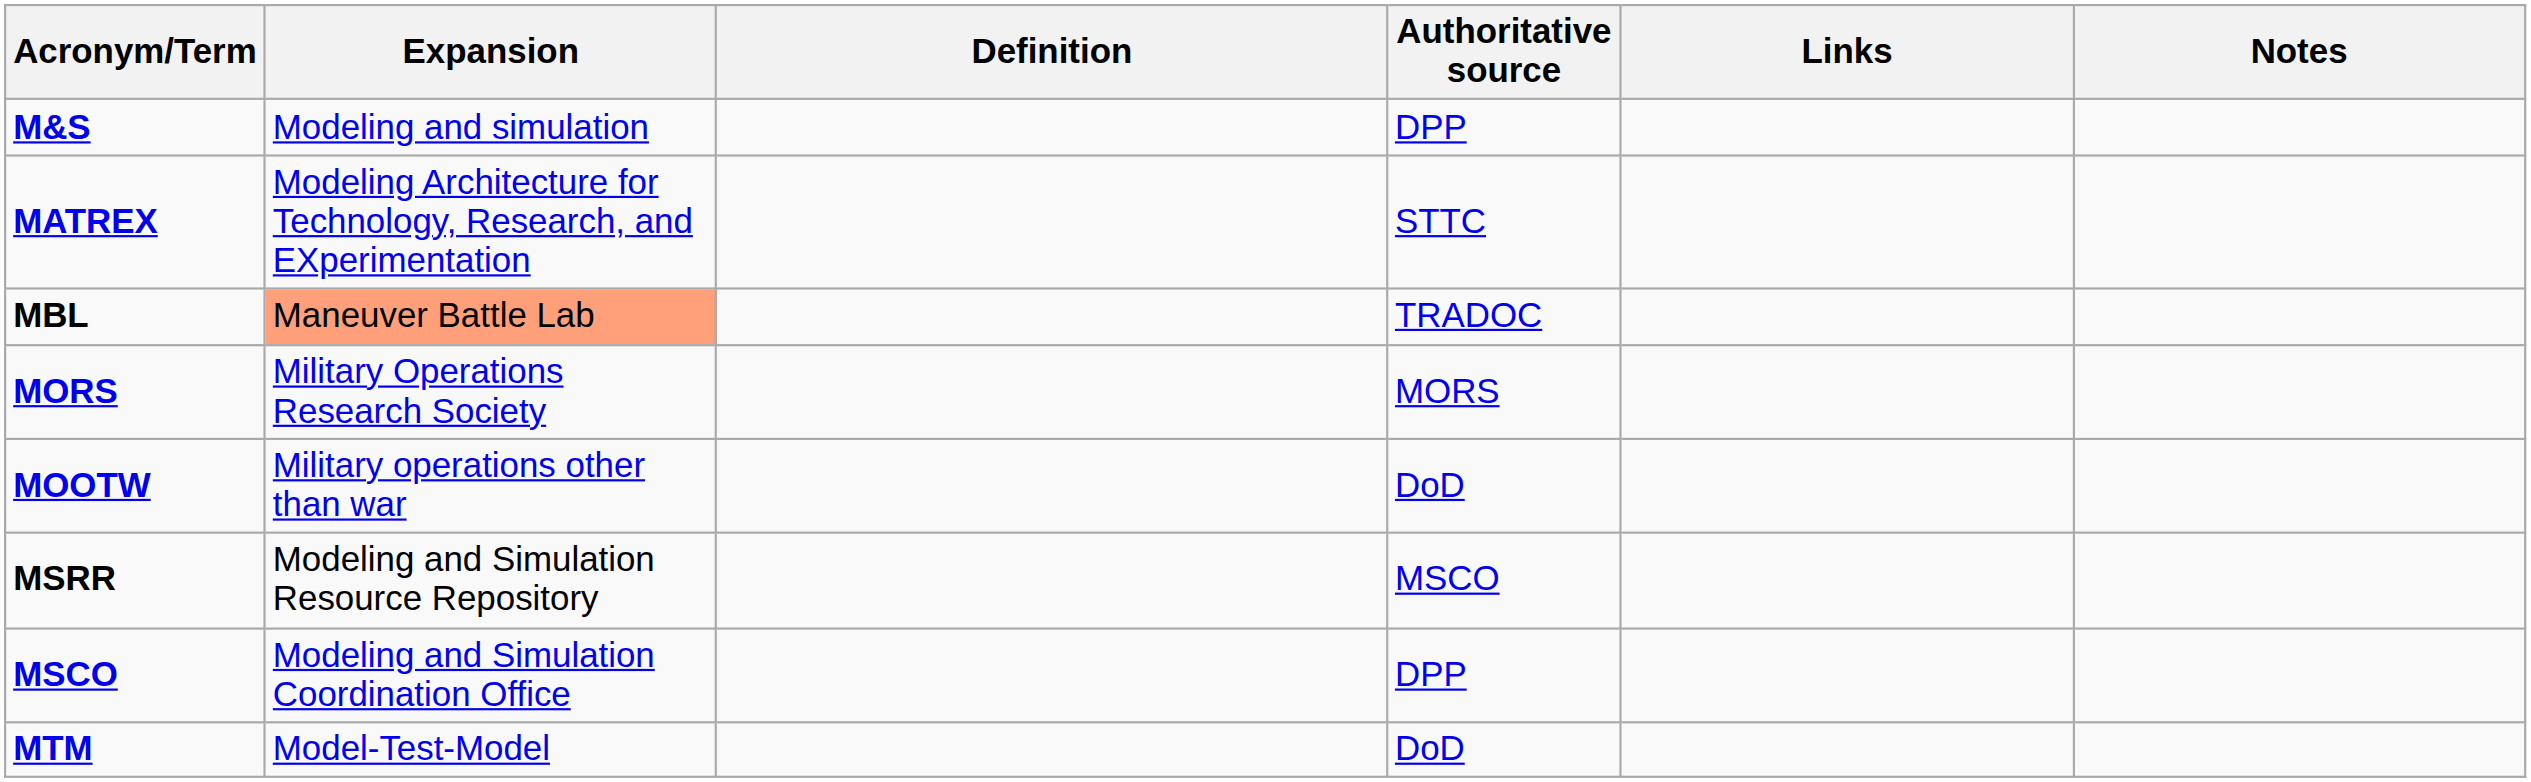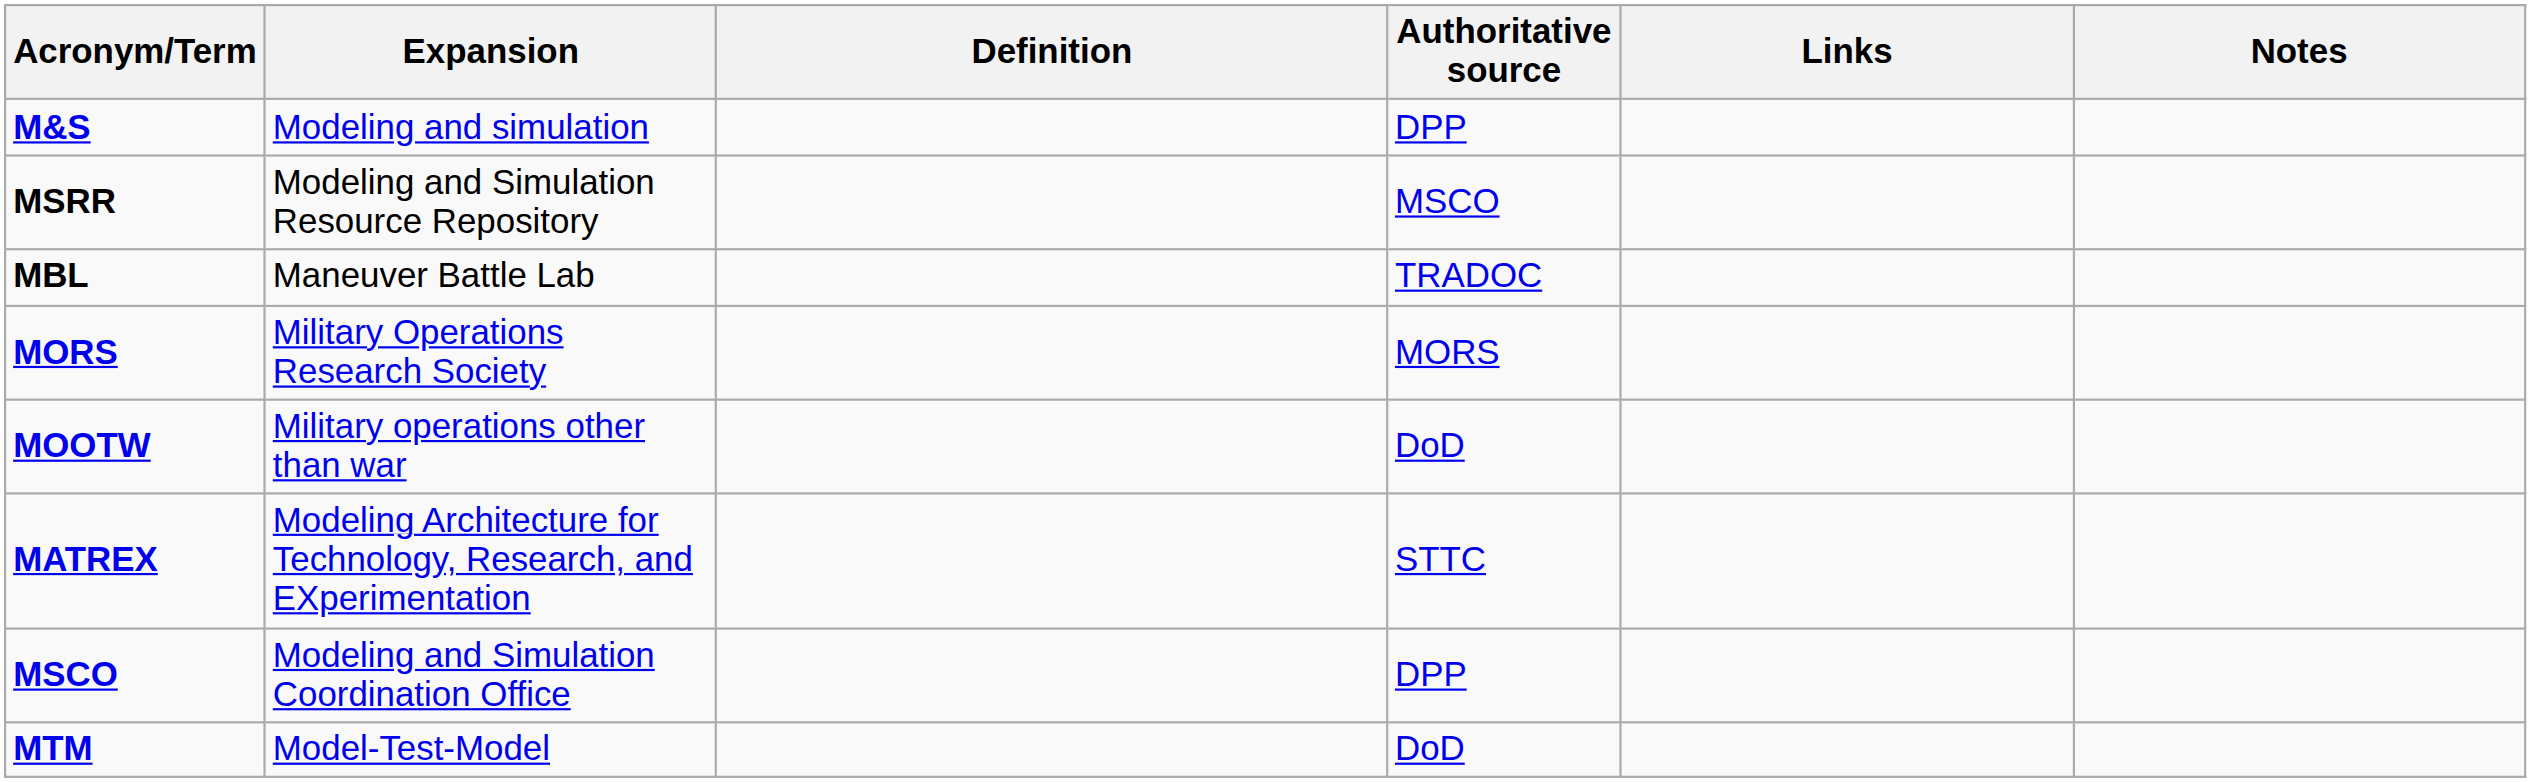rows swapped: (85, 221) <-> (64, 579)
(434, 315) lightsalmon background -> (434, 276) no background
